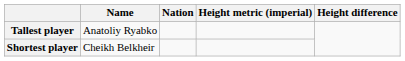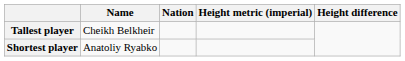(120, 30) Anatoliy Ryabko -> (119, 30) Cheikh Belkheir
(119, 47) Cheikh Belkheir -> (120, 47) Anatoliy Ryabko
